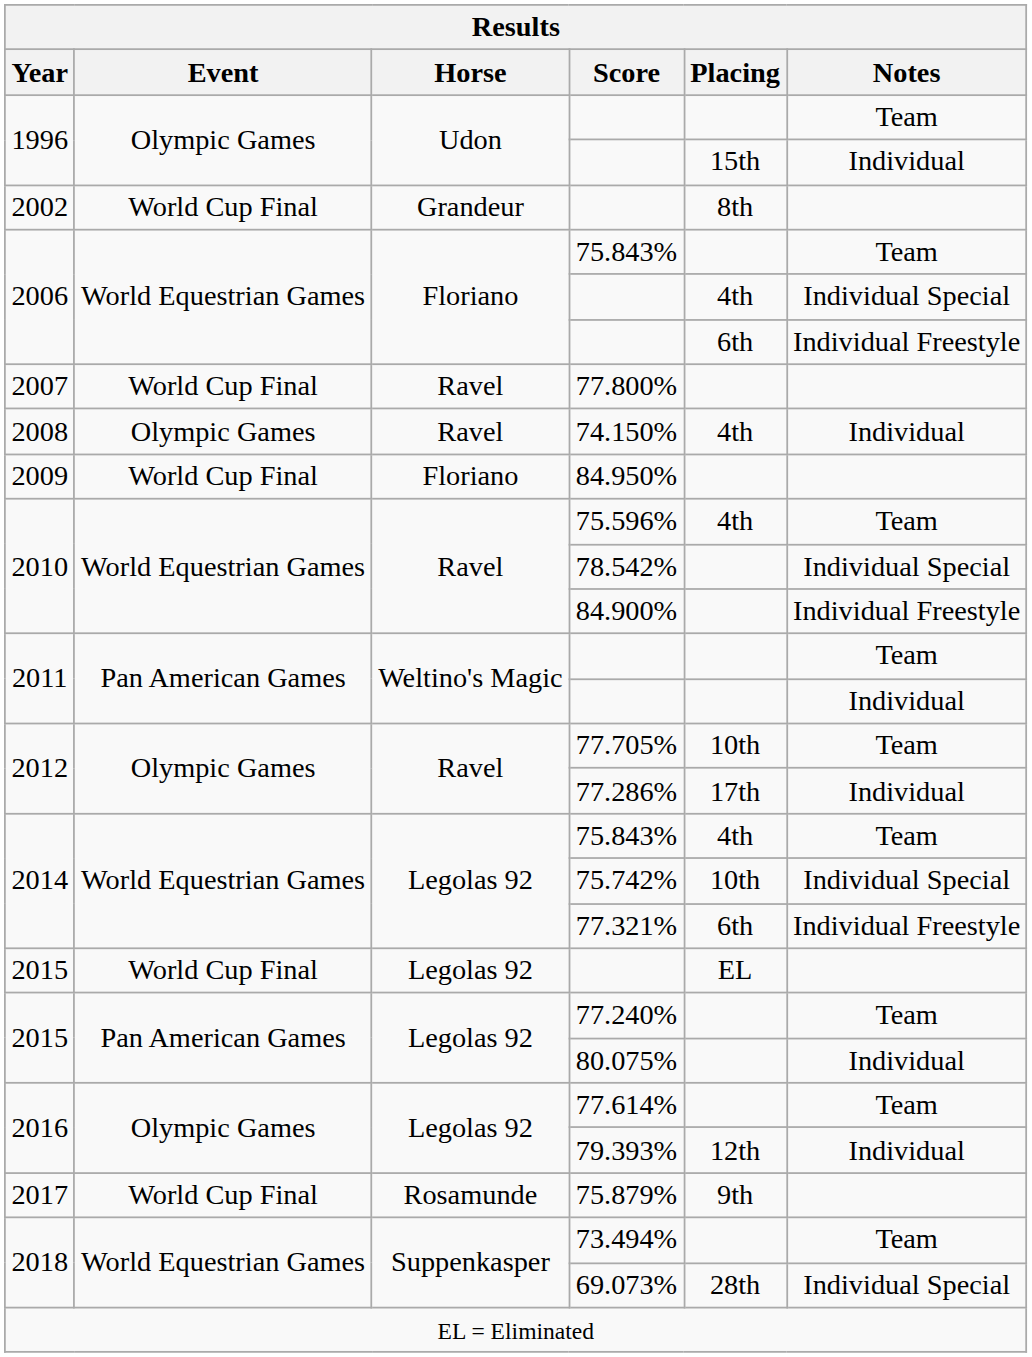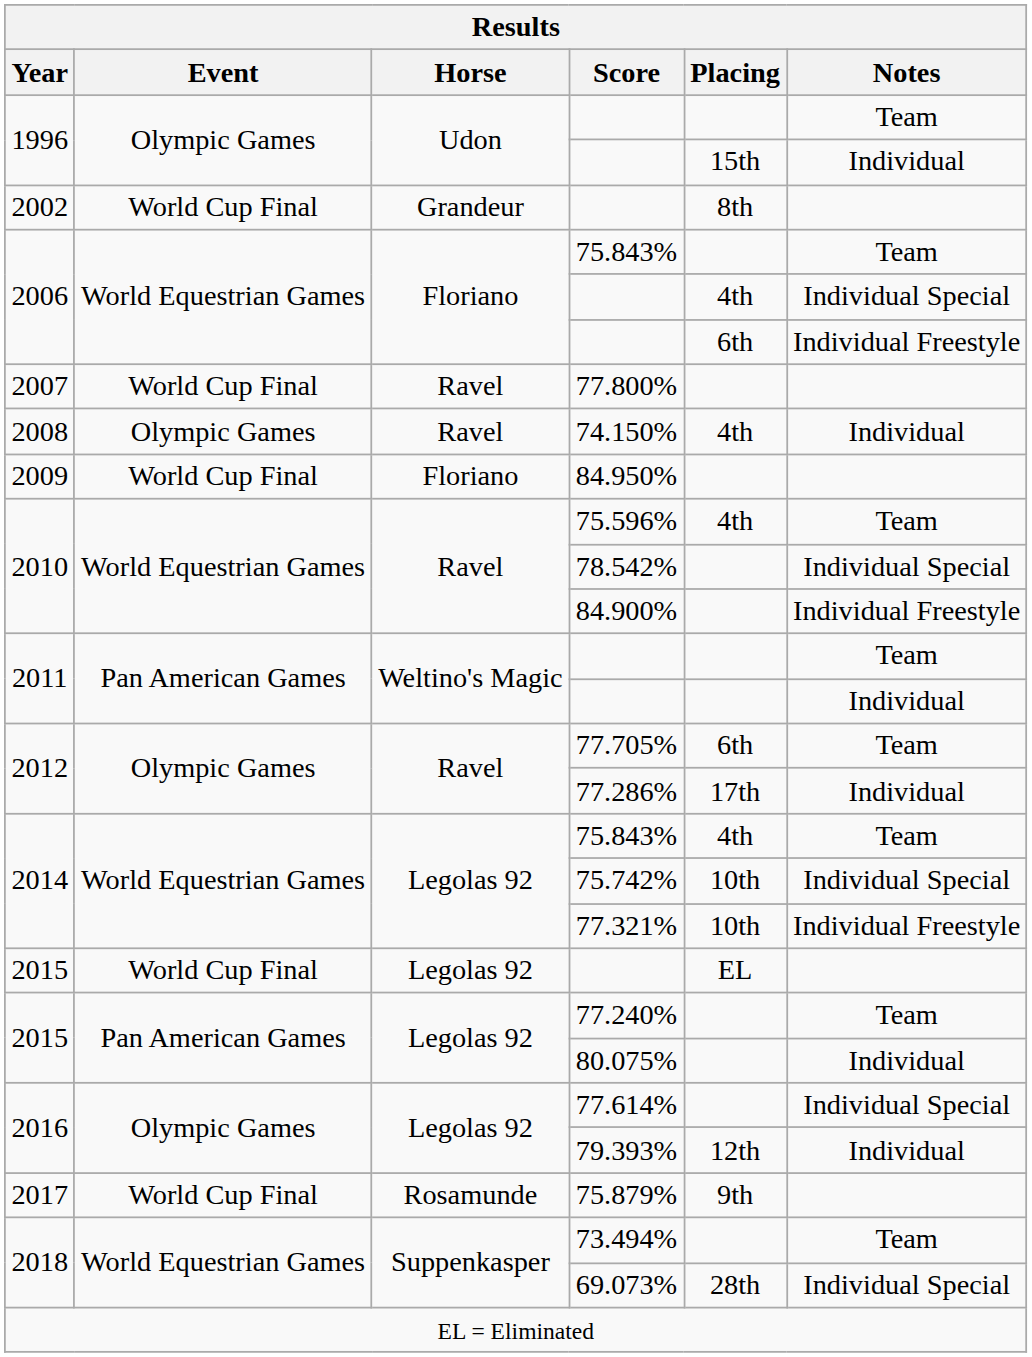(735, 745) 10th -> (735, 745) 6th
(735, 925) 6th -> (735, 925) 10th
(907, 1104) Team -> (907, 1104) Individual Special
